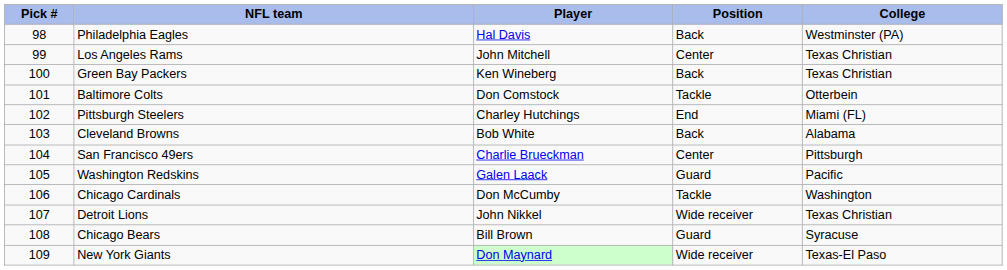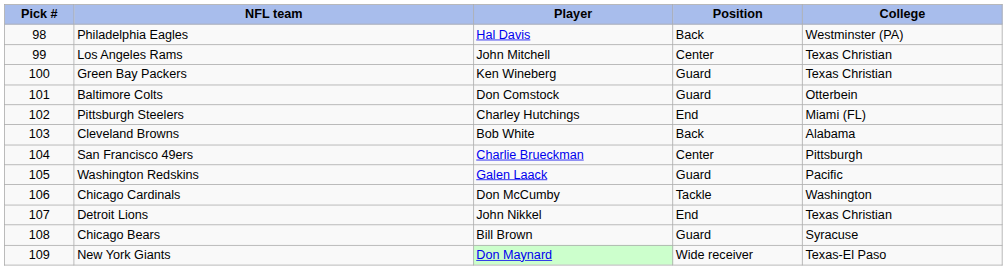(690, 74) Back -> (693, 74) Guard
(694, 94) Tackle -> (693, 94) Guard
(714, 214) Wide receiver -> (687, 214) End
